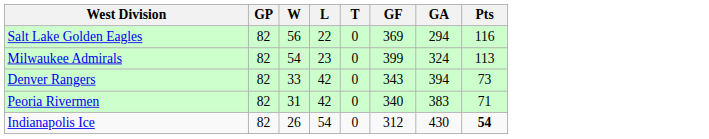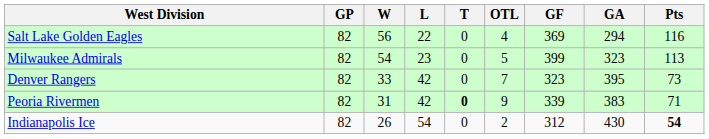+ column: (504, 15)
(439, 58) 324 -> (614, 58) 323
(393, 79) 343 -> (554, 79) 323
(439, 79) 394 -> (614, 79) 395
(355, 101) normal -> (464, 101) bold
(393, 101) 340 -> (554, 101) 339
